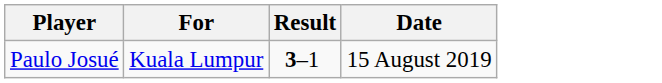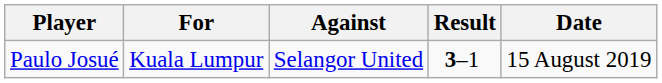+ column: (348, 22)
